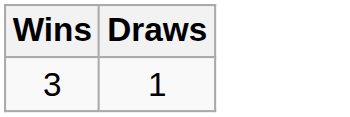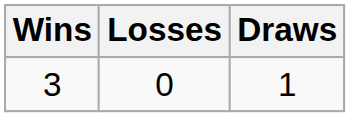+ column: (165, 30)
